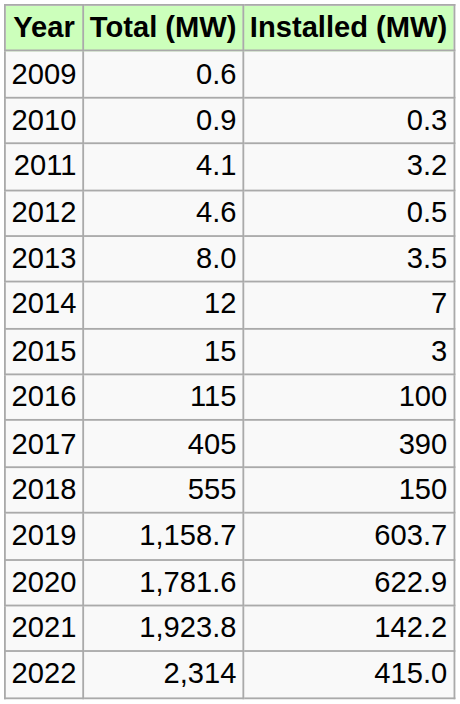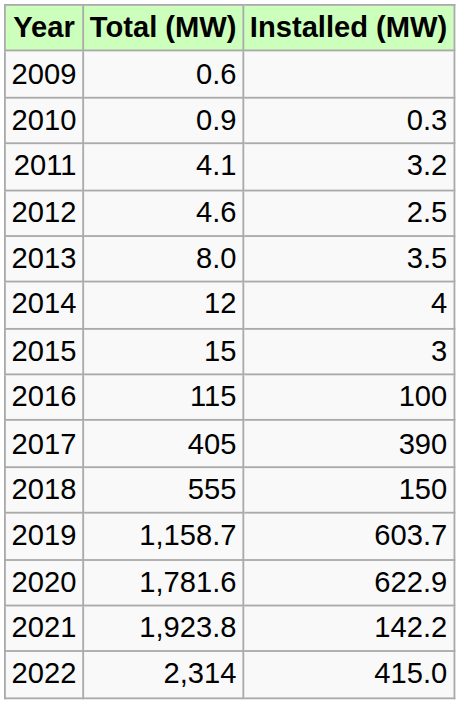(427, 212) 0.5 -> (427, 212) 2.5
(439, 304) 7 -> (439, 304) 4
